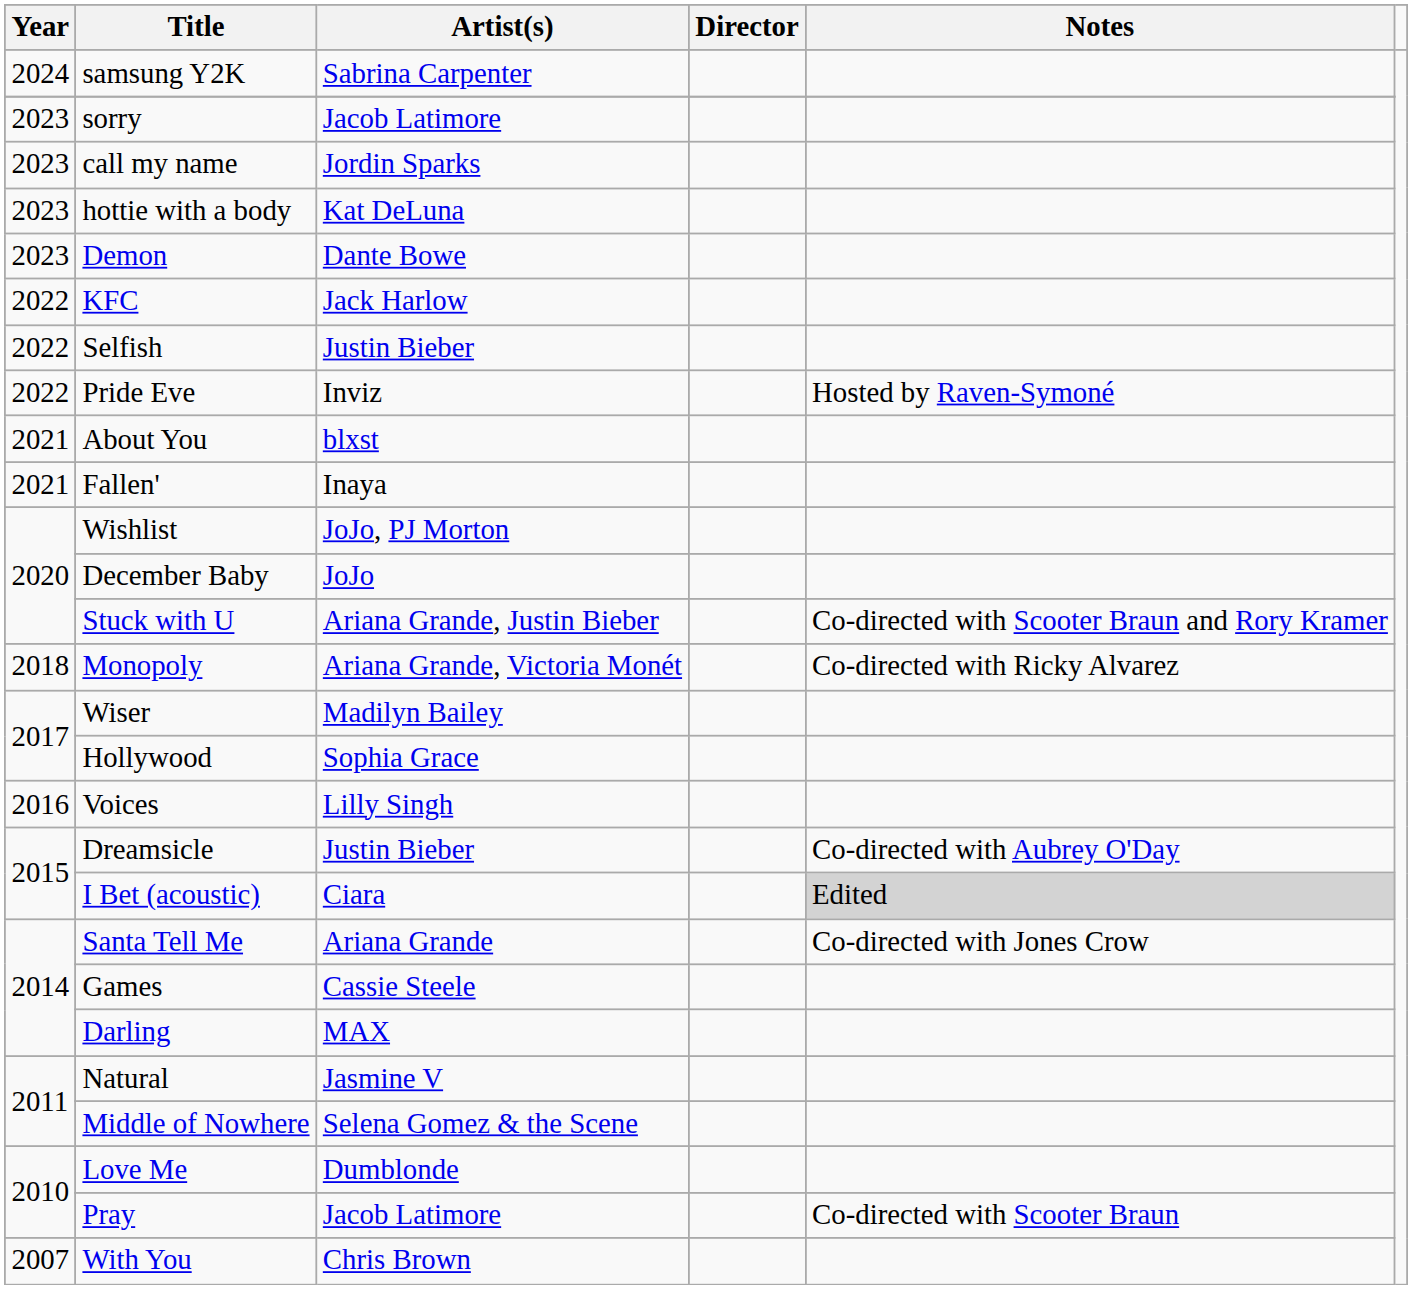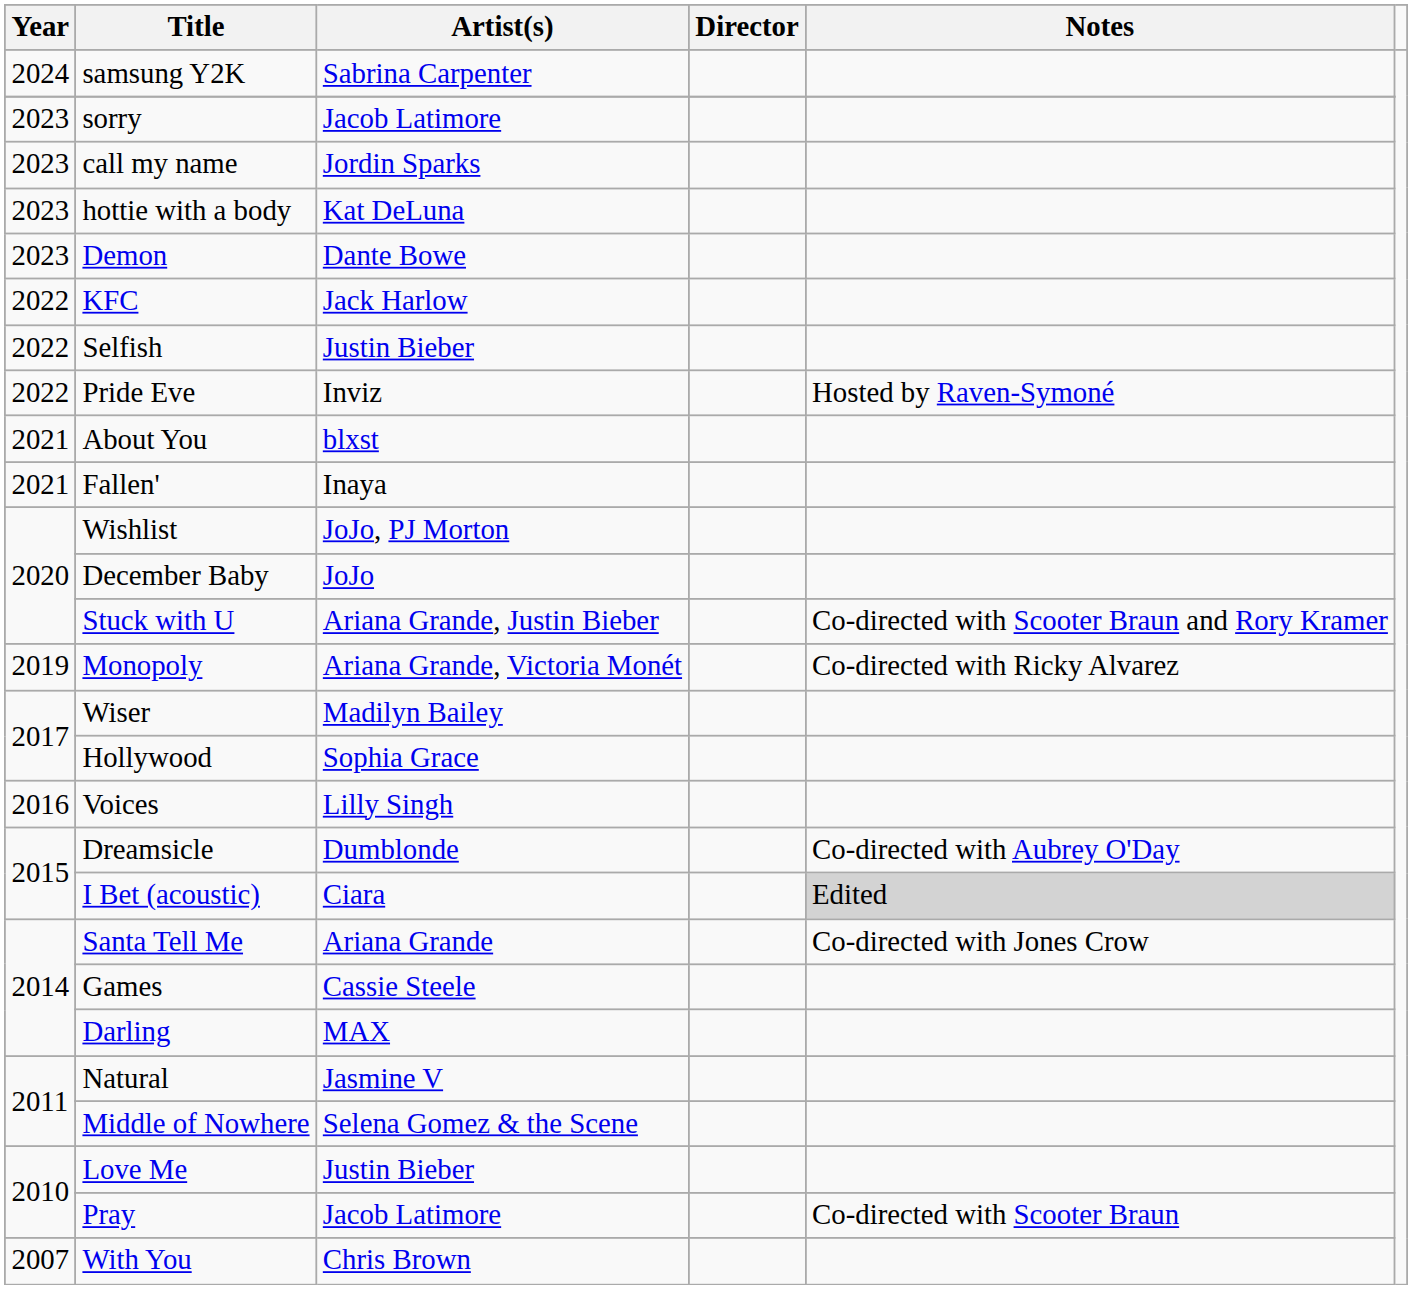(40, 666) 2018 -> (40, 666) 2019
(398, 849) Justin Bieber -> (391, 849) Dumblonde
(391, 1169) Dumblonde -> (398, 1169) Justin Bieber
